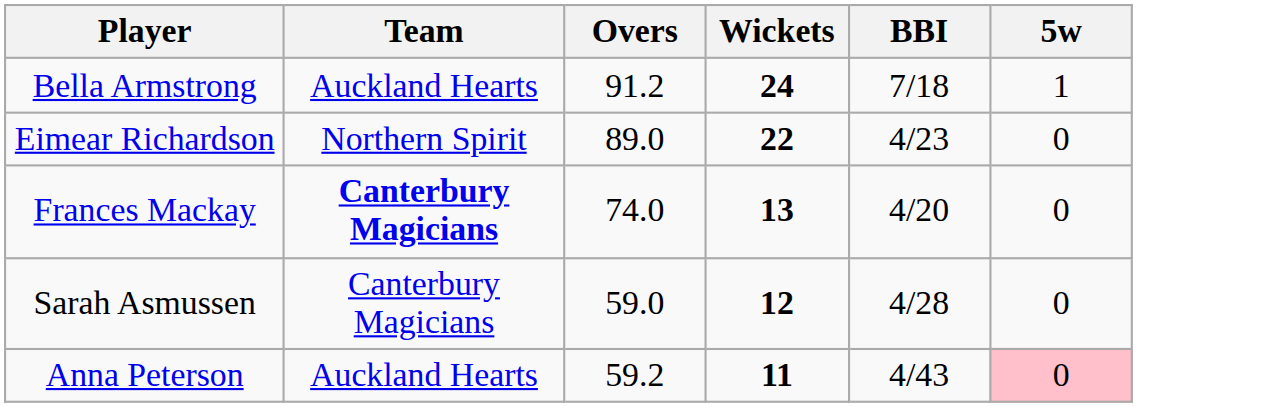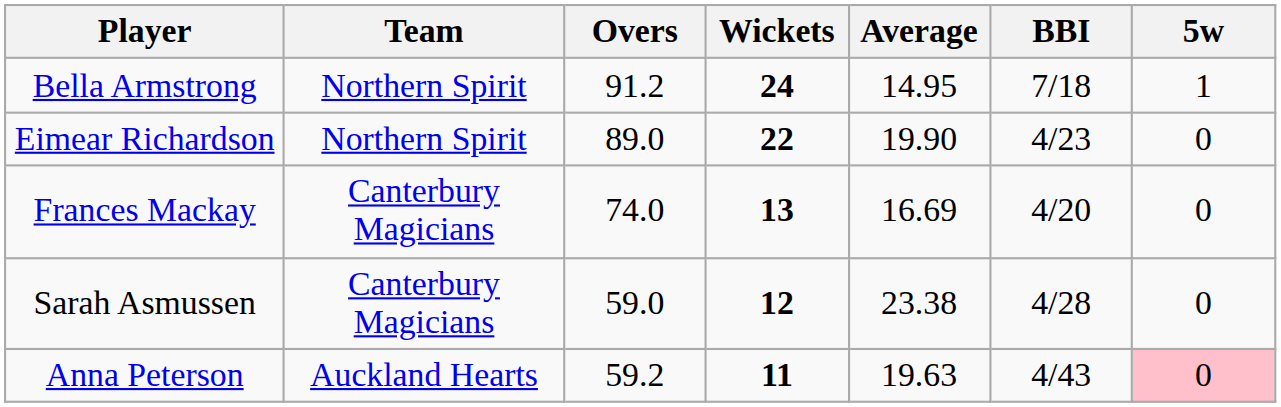+ column: (919, 31)
(424, 84) Auckland Hearts -> (424, 84) Northern Spirit
(424, 210) bold -> (424, 210) normal
